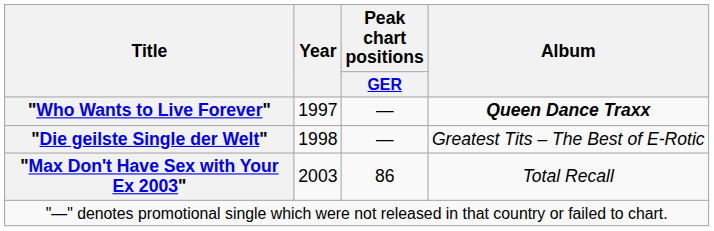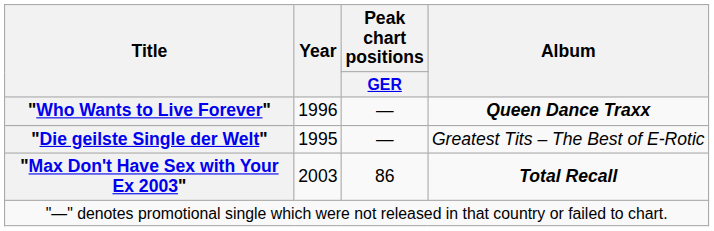(318, 110) 1997 -> (318, 110) 1996
(318, 138) 1998 -> (318, 138) 1995
(568, 176) normal -> (568, 176) bold
